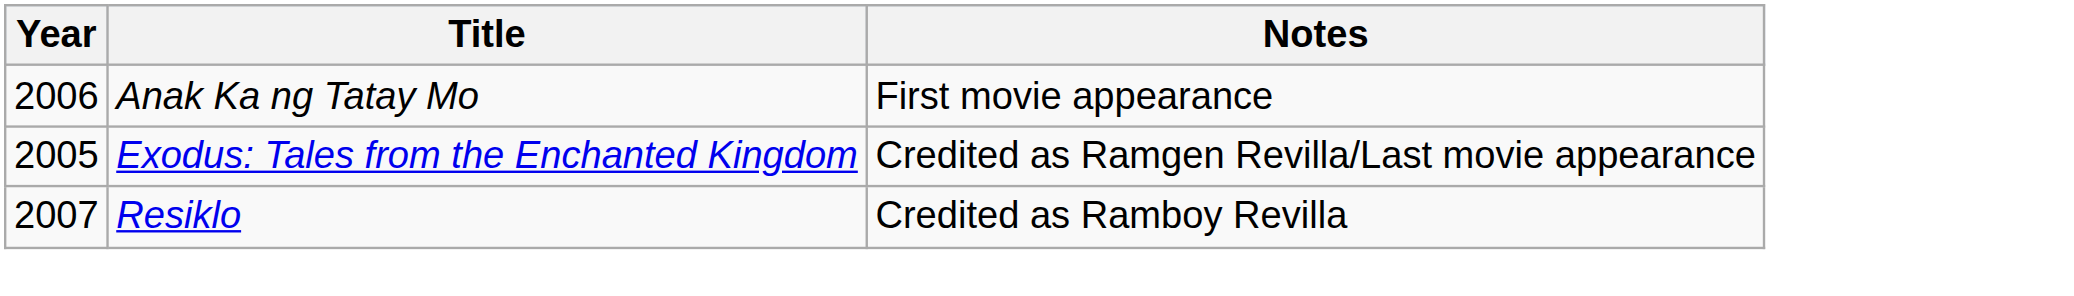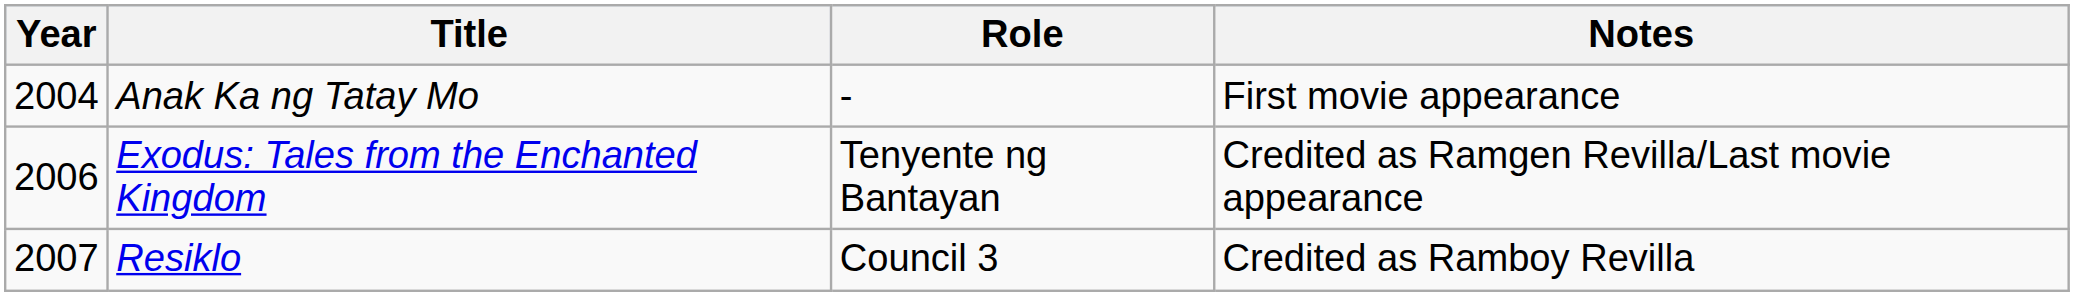+ column: (1022, 34)
(56, 95) 2006 -> (56, 95) 2004
(56, 155) 2005 -> (56, 176) 2006
